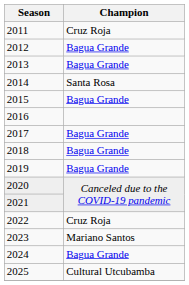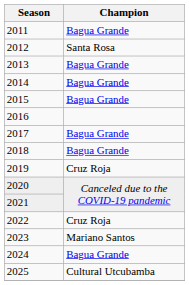(88, 30) Cruz Roja -> (98, 30) Bagua Grande
(98, 47) Bagua Grande -> (91, 47) Santa Rosa
(91, 82) Santa Rosa -> (98, 82) Bagua Grande
(98, 168) Bagua Grande -> (88, 168) Cruz Roja
